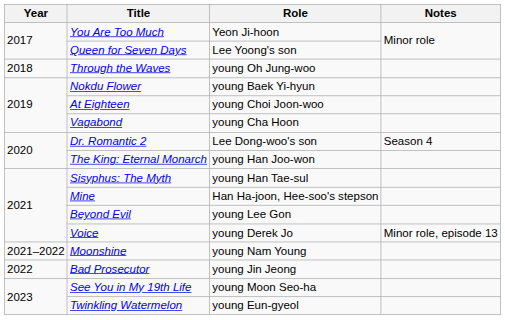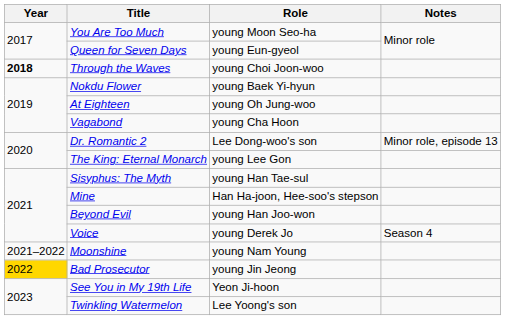(246, 31) Yeon Ji-hoon -> (264, 31) young Moon Seo-ha
(254, 50) Lee Yoong's son -> (256, 50) young Eun-gyeol
(20, 68) normal -> (20, 68) bold
(264, 68) young Oh Jung-woo -> (268, 68) young Choi Joon-woo
(268, 104) young Choi Joon-woo -> (264, 104) young Oh Jung-woo
(408, 141) Season 4 -> (441, 141) Minor role, episode 13
(264, 159) young Han Joo-won -> (252, 159) young Lee Gon
(252, 214) young Lee Gon -> (264, 214) young Han Joo-won
(441, 232) Minor role, episode 13 -> (408, 232) Season 4
(20, 269) no background -> (20, 269) gold background
(264, 287) young Moon Seo-ha -> (246, 287) Yeon Ji-hoon
(256, 305) young Eun-gyeol -> (254, 305) Lee Yoong's son
